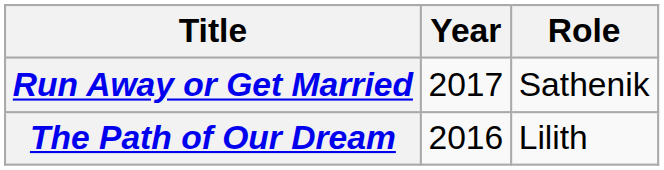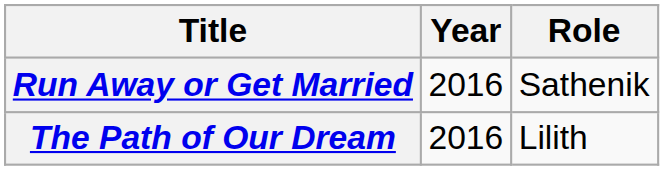(466, 84) 2017 -> (466, 84) 2016
